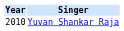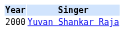(15, 22) 2010 -> (15, 22) 2000
